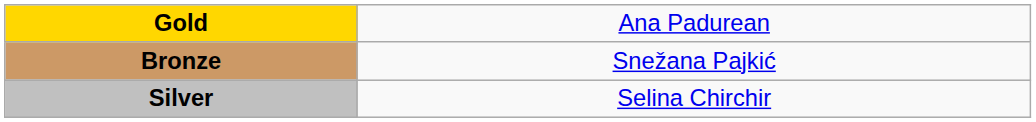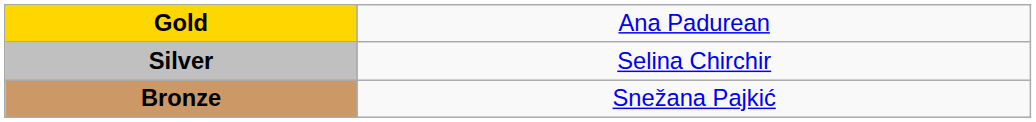rows swapped: (181, 98) <-> (181, 60)
